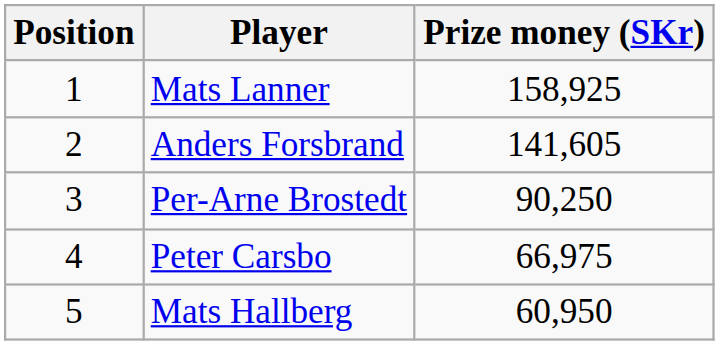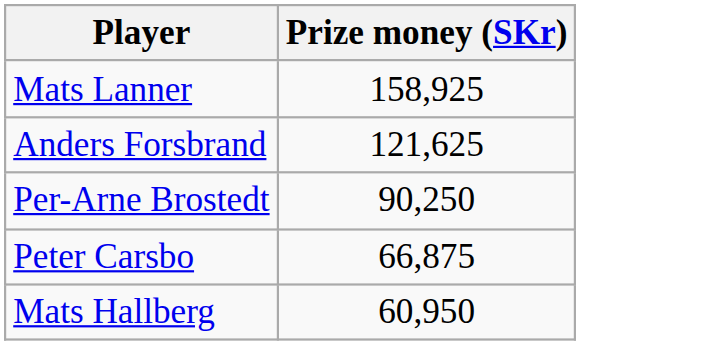- column: (74, 32)
(564, 144) 141,605 -> (427, 144) 121,625
(564, 255) 66,975 -> (427, 255) 66,875
